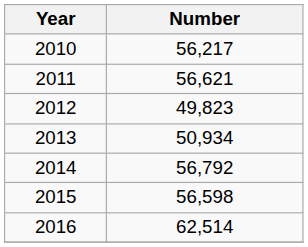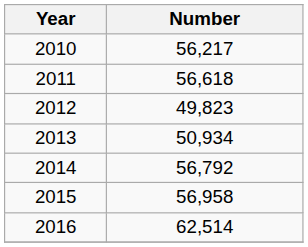(205, 78) 56,621 -> (205, 78) 56,618
(205, 197) 56,598 -> (205, 197) 56,958
